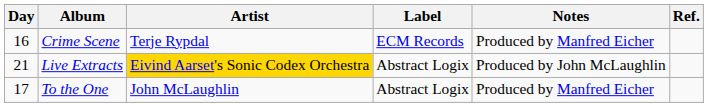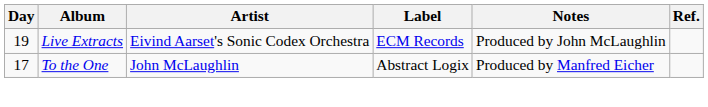- row: (81, 41)
(21, 65) 21 -> (21, 41) 19
(250, 65) gold background -> (250, 41) no background
(423, 65) Abstract Logix -> (420, 41) ECM Records
